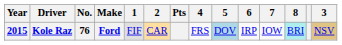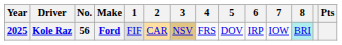columns swapped: (324, 13) <-> (179, 13)
(17, 30) 2015 -> (17, 30) 2025
(85, 30) 76 -> (85, 30) 56
(225, 30) lightblue background -> (232, 30) no background
